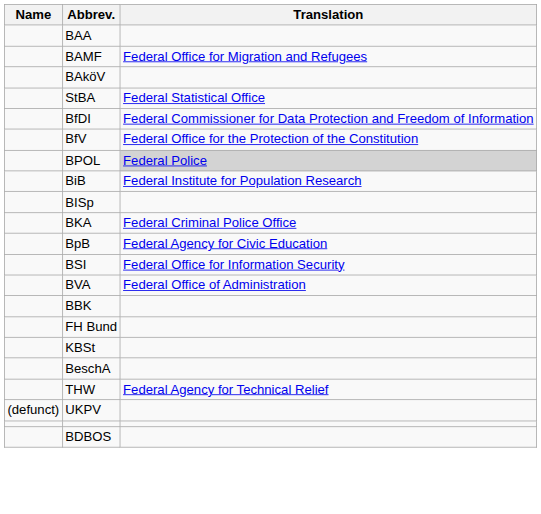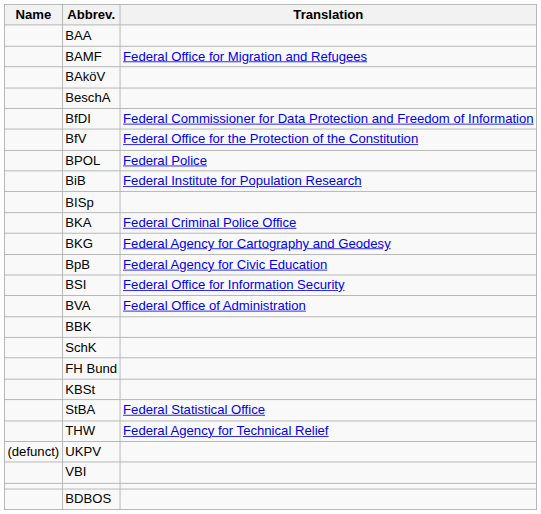rows swapped: (88, 368) <-> (80, 98)
(165, 160) lightgrey background -> (165, 160) no background
+ row: (79, 243)
+ row: (81, 347)
+ row: (76, 472)
